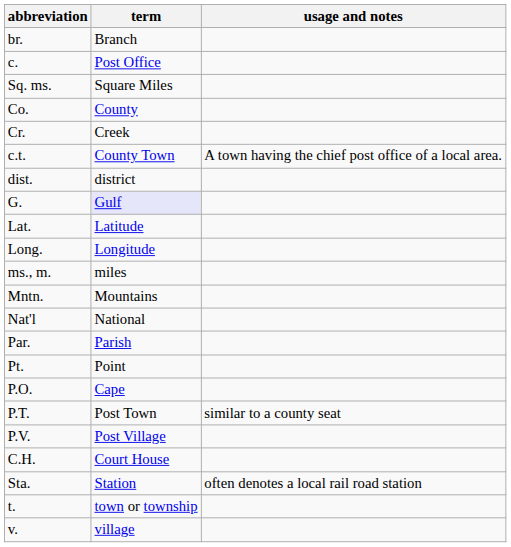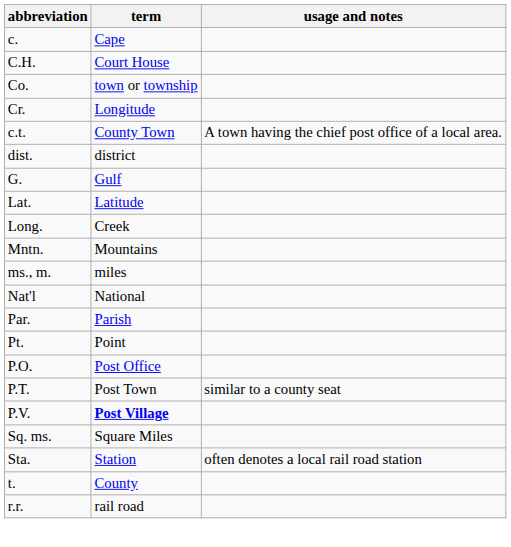- row: (15, 39)
(128, 62) Post Office -> (110, 39) Cape
rows swapped: (22, 459) <-> (30, 86)
(116, 109) County -> (146, 86) town or township
(112, 132) Creek -> (125, 109) Longitude
(108, 202) lavender background -> (108, 179) no background
(125, 249) Longitude -> (112, 226) Creek
rows swapped: (26, 296) <-> (30, 272)
(110, 389) Cape -> (128, 366) Post Office
(130, 436) normal -> (132, 413) bold
(146, 506) town or township -> (116, 483) County
- row: (13, 529)
+ row: (16, 506)
